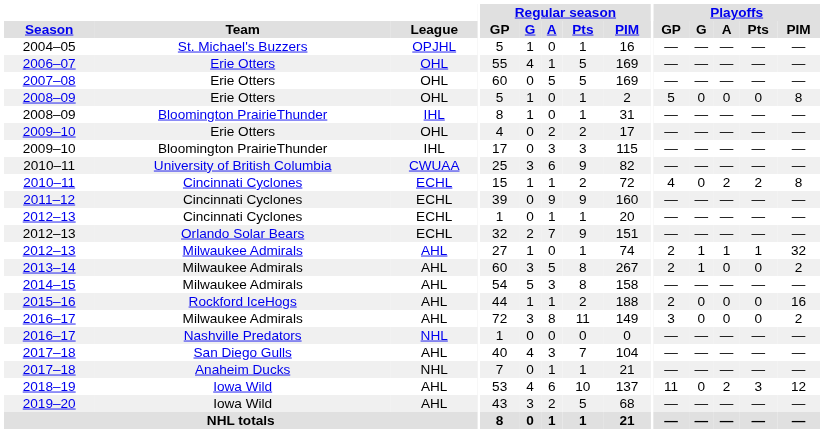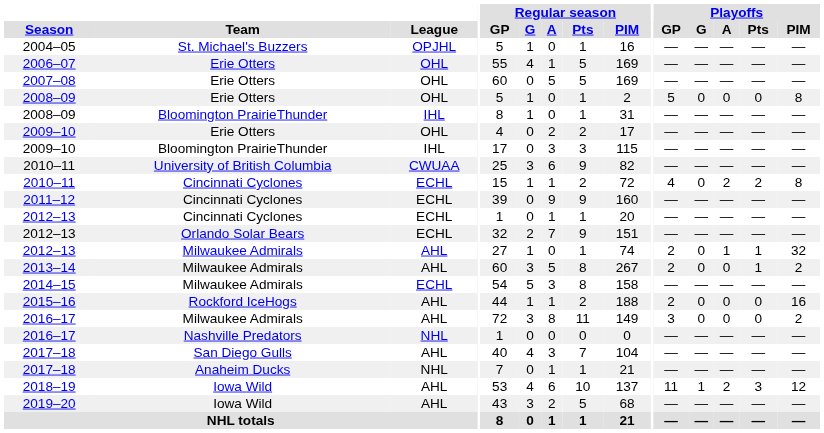(701, 250) 1 -> (701, 250) 0
(701, 267) 1 -> (701, 267) 0
(758, 267) 0 -> (758, 267) 1
(434, 284) AHL -> (434, 284) ECHL
(701, 386) 0 -> (701, 386) 1
